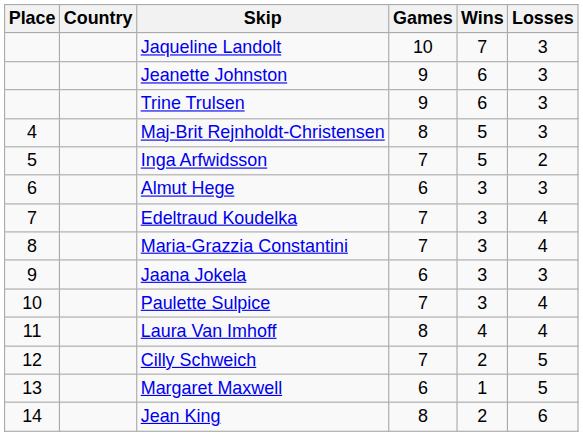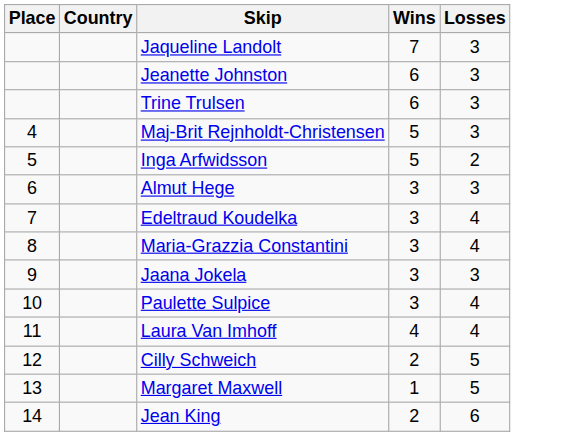- column: (423, 18)
